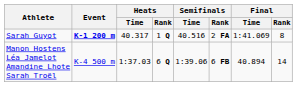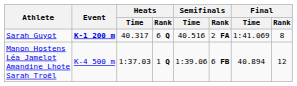(163, 35) 1 Q -> (163, 35) 6 Q
(163, 62) 6 Q -> (163, 62) 1 Q
(282, 62) 14 -> (282, 62) 12
